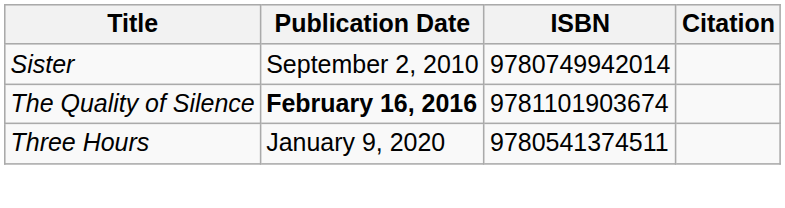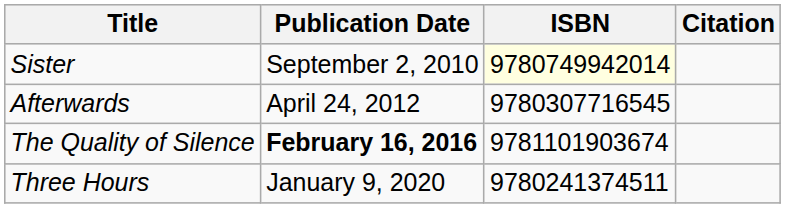(580, 63) no background -> (580, 63) lightyellow background
+ row: (70, 103)
(579, 143) 9780541374511 -> (579, 182) 9780241374511
